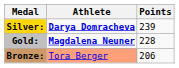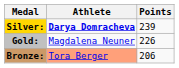(92, 41) bold -> (92, 41) normal
(147, 41) 228 -> (147, 41) 226
